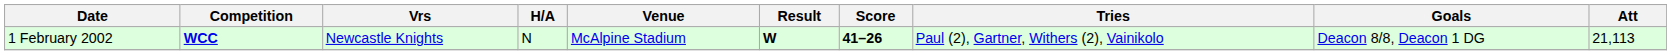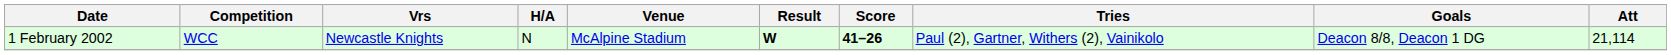(201, 38) bold -> (201, 38) normal
(1613, 38) 21,113 -> (1613, 38) 21,114
